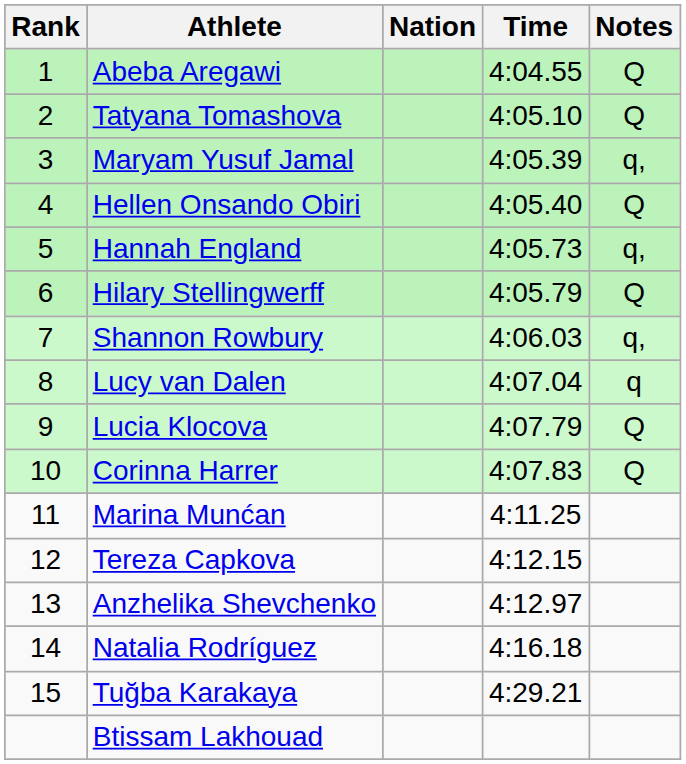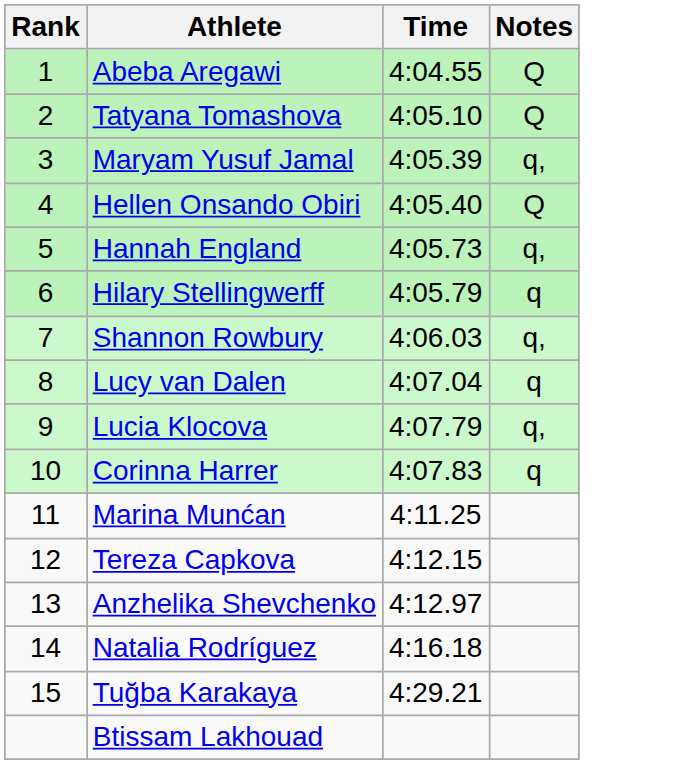- column: (432, 26)
(634, 293) Q -> (534, 293) q
(634, 426) Q -> (534, 426) q,
(634, 470) Q -> (534, 470) q
